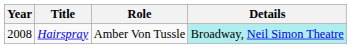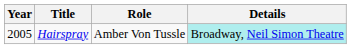(20, 33) 2008 -> (20, 33) 2005
